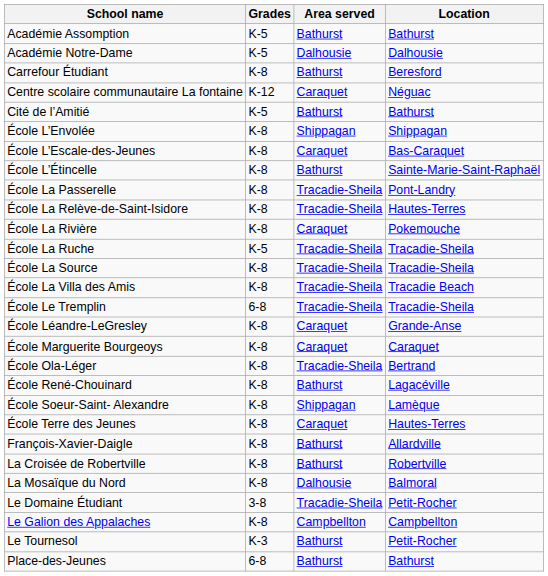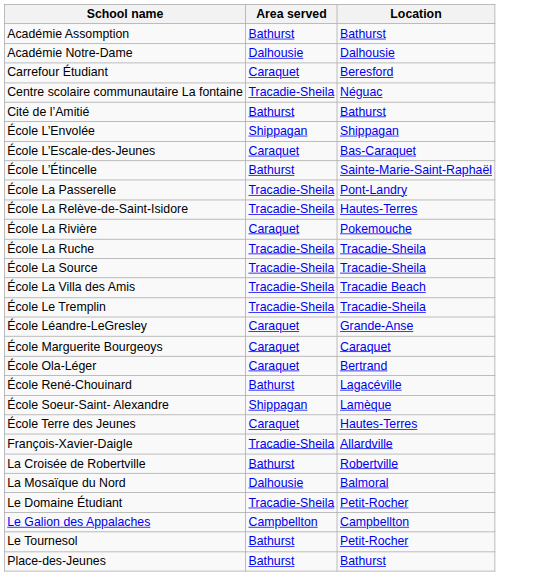- column: (270, 14)
(320, 72) Bathurst -> (274, 72) Caraquet
(322, 92) Caraquet -> (291, 92) Tracadie-Sheila
(340, 365) Tracadie-Sheila -> (274, 365) Caraquet
(320, 444) Bathurst -> (291, 444) Tracadie-Sheila
